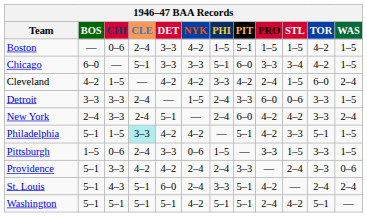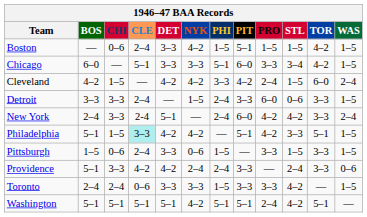- row: (26, 186)
+ row: (23, 186)
